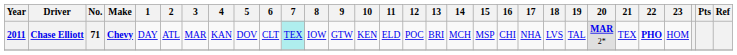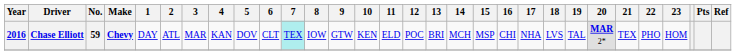(16, 35) 2011 -> (16, 35) 2016
(95, 35) 71 -> (95, 35) 59
(652, 35) bold -> (651, 35) normal
